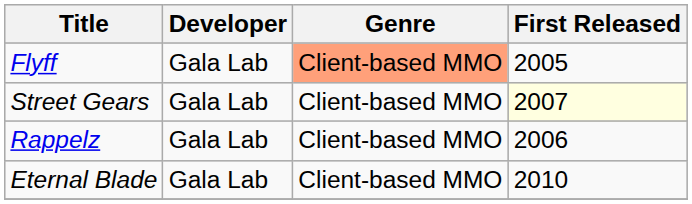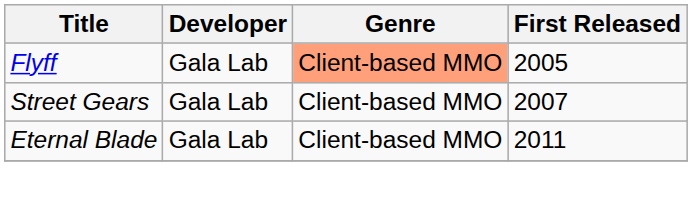(541, 101) lightyellow background -> (541, 101) no background
- row: (55, 140)
(541, 179) 2010 -> (540, 140) 2011
